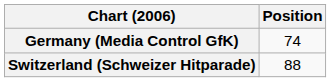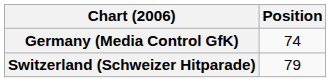(292, 64) 88 -> (292, 64) 79
